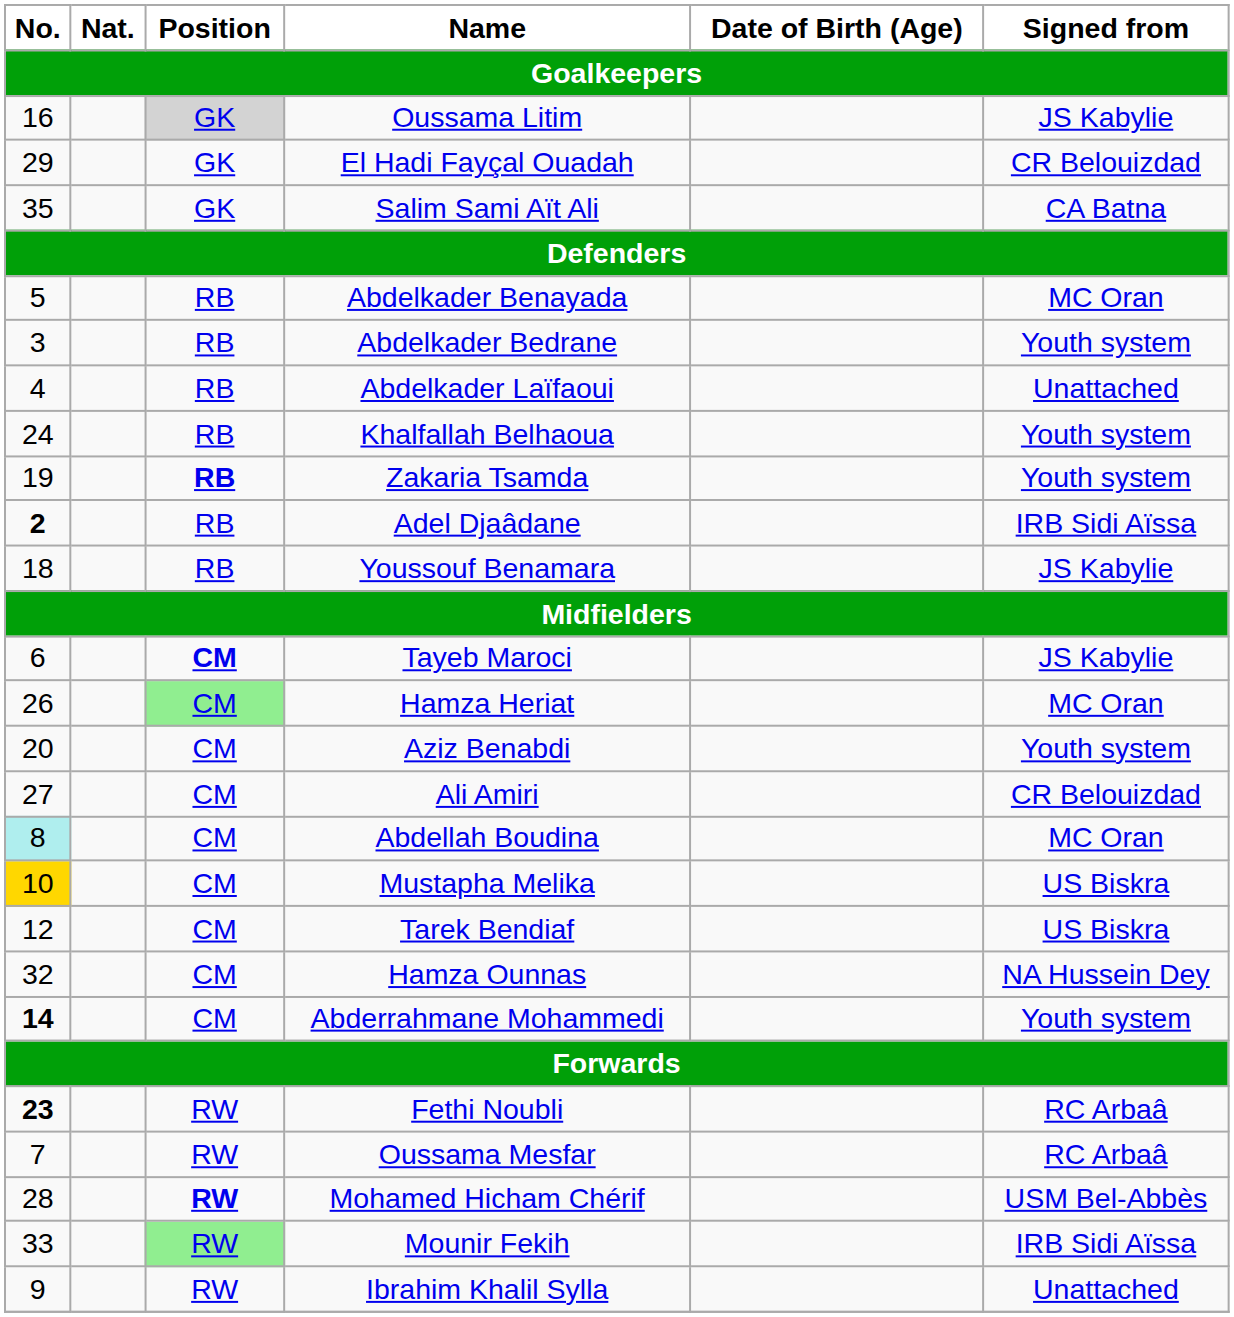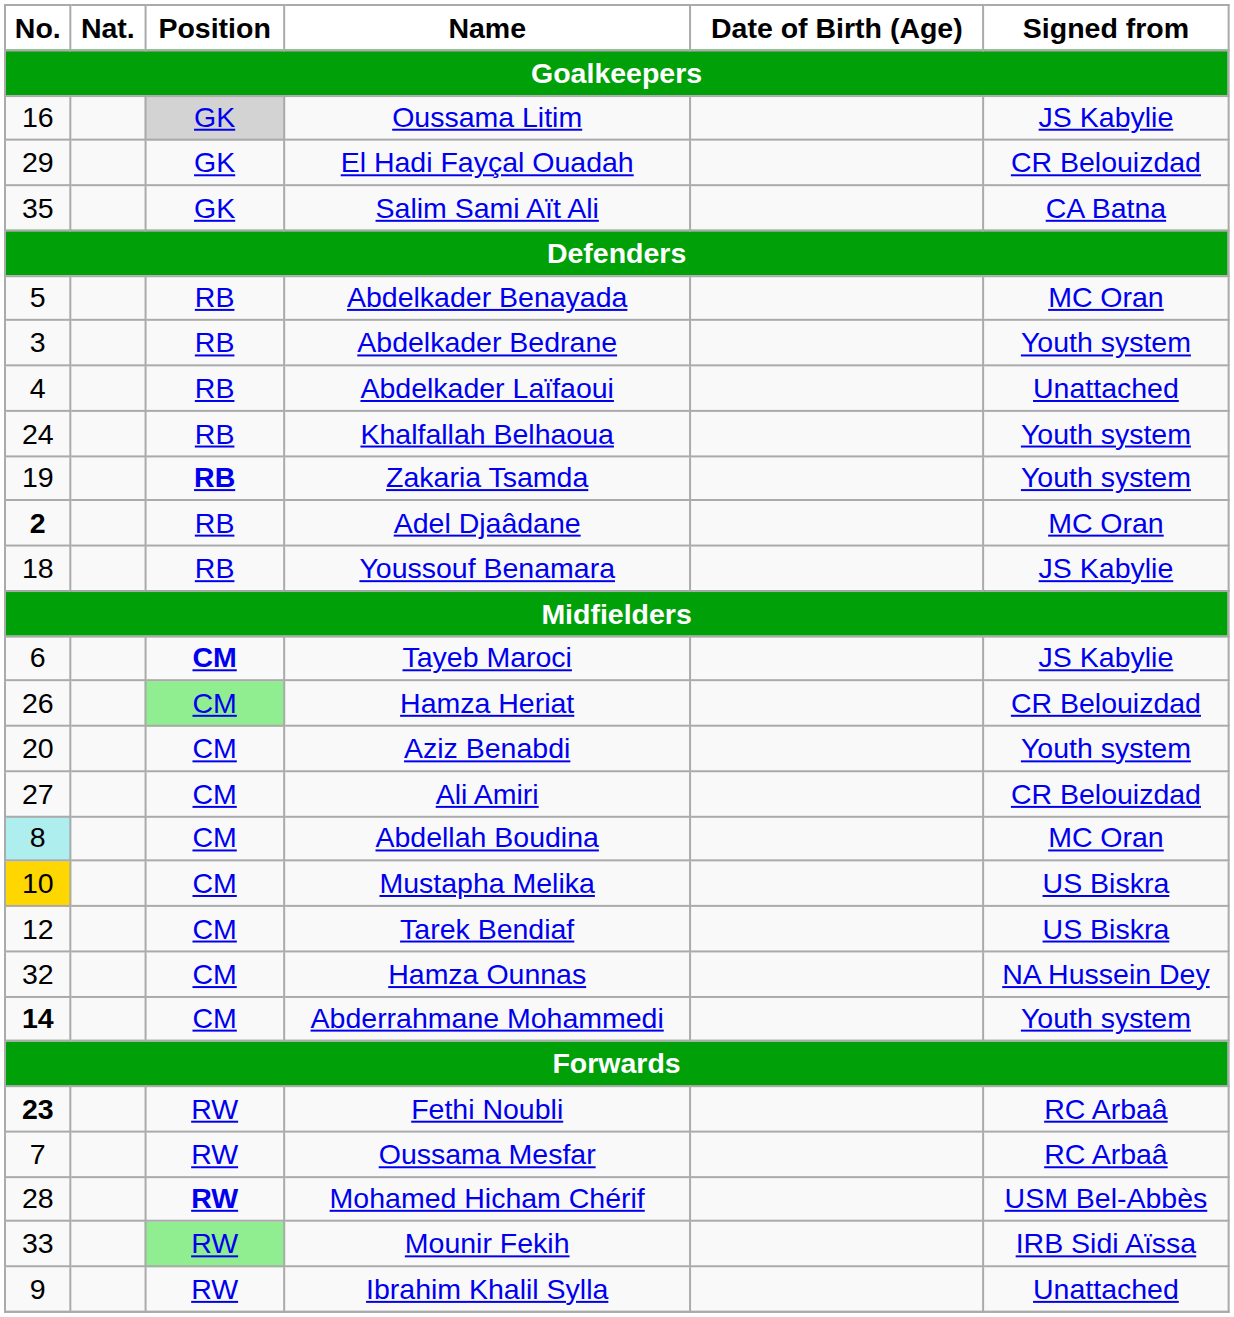(1106, 523) IRB Sidi Aïssa -> (1106, 523) MC Oran
(1106, 704) MC Oran -> (1106, 704) CR Belouizdad
